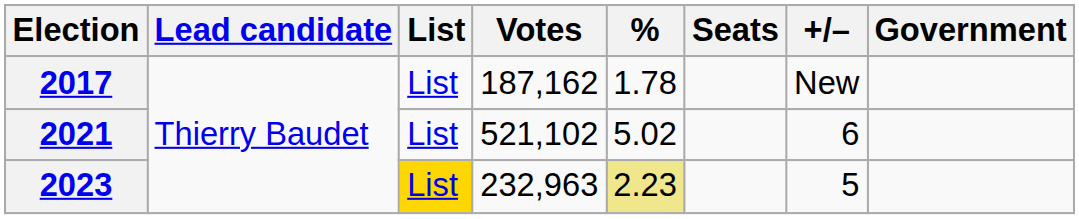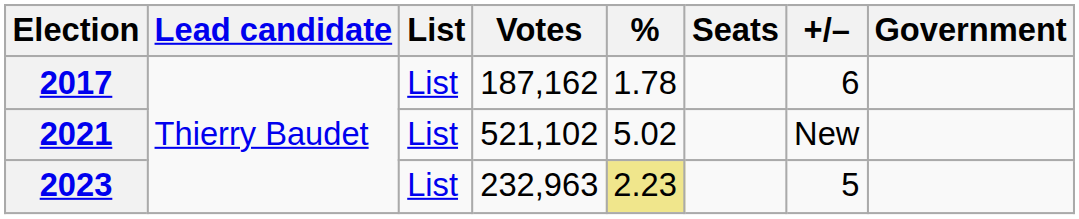(827, 82) New -> (850, 82) 6
(850, 133) 6 -> (827, 133) New
(433, 185) gold background -> (433, 185) no background
